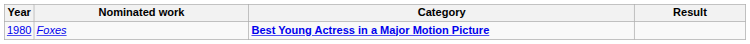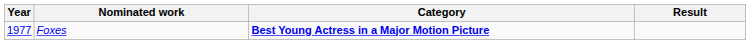(19, 30) 1980 -> (19, 30) 1977
